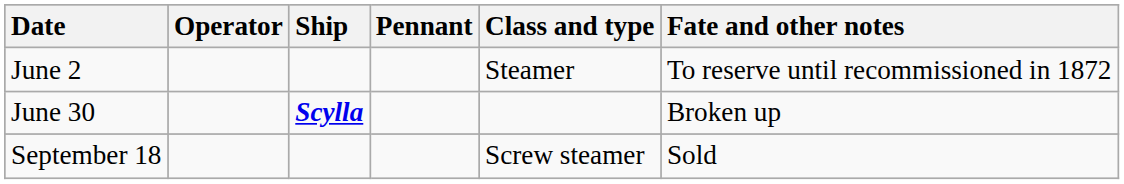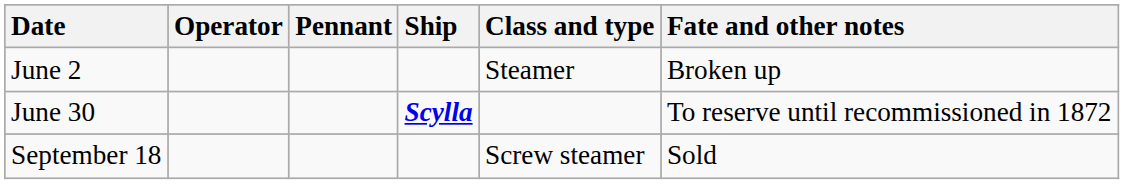columns swapped: (322, 26) <-> (424, 26)
(889, 69) To reserve until recommissioned in 1872 -> (724, 69) Broken up
(724, 112) Broken up -> (889, 112) To reserve until recommissioned in 1872
